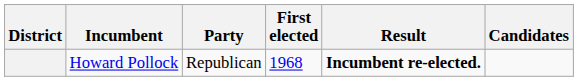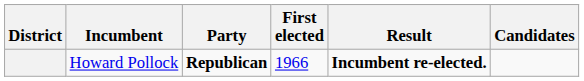(224, 62) normal -> (227, 62) bold
(286, 62) 1968 -> (292, 62) 1966
